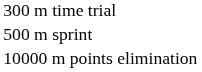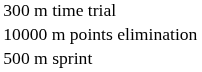rows swapped: (48, 34) <-> (100, 58)
